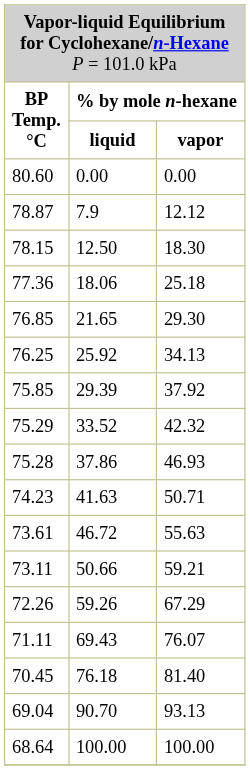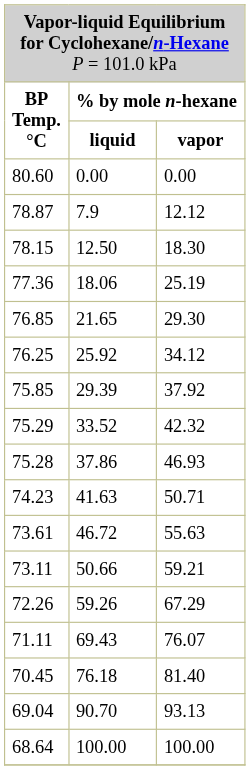(185, 283) 25.18 -> (185, 283) 25.19
(185, 354) 34.13 -> (185, 354) 34.12
